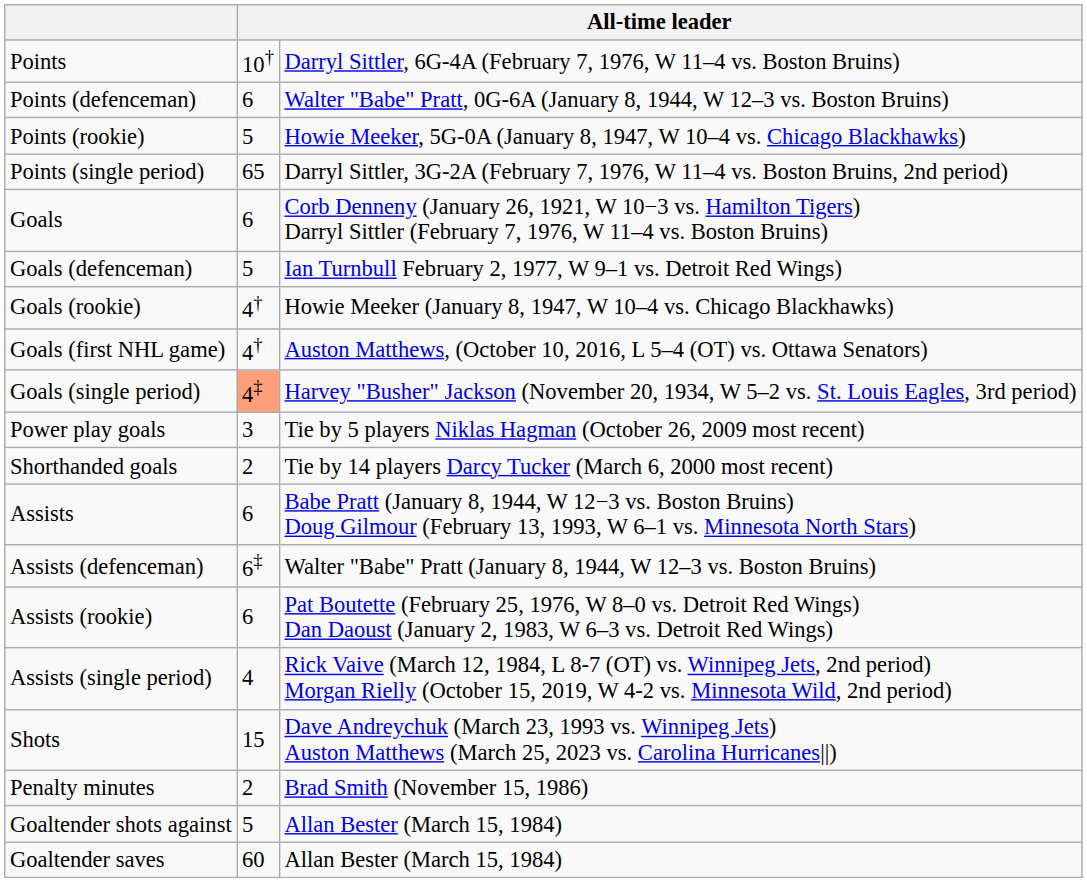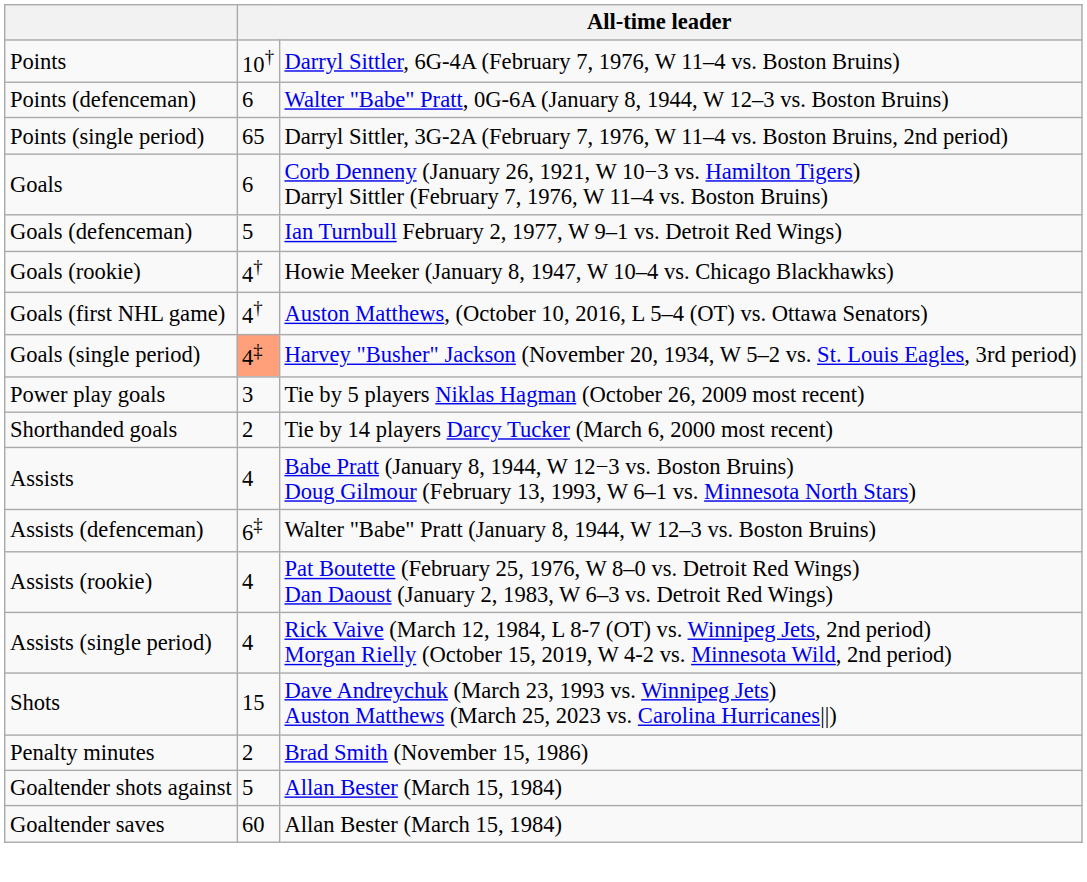- row: (77, 135)
(248, 514) 6 -> (248, 478) 4
(248, 617) 6 -> (248, 581) 4
